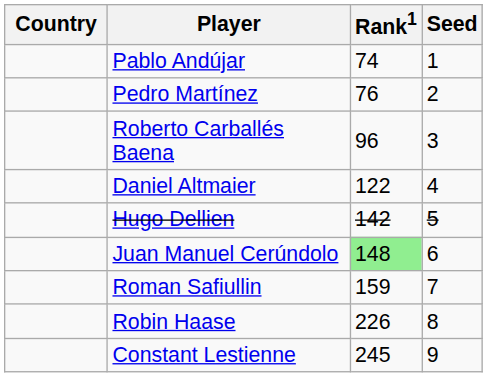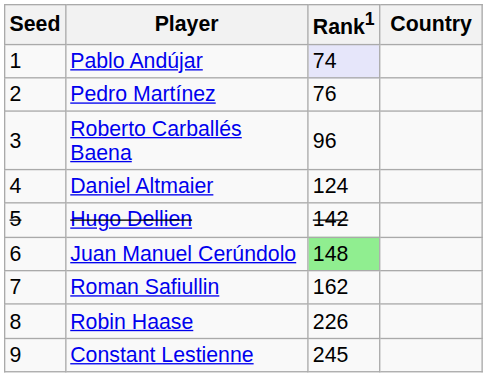columns swapped: (56, 24) <-> (452, 24)
(367, 60) no background -> (325, 60) lavender background
(373, 186) 122 -> (331, 186) 124
(373, 287) 159 -> (331, 287) 162
